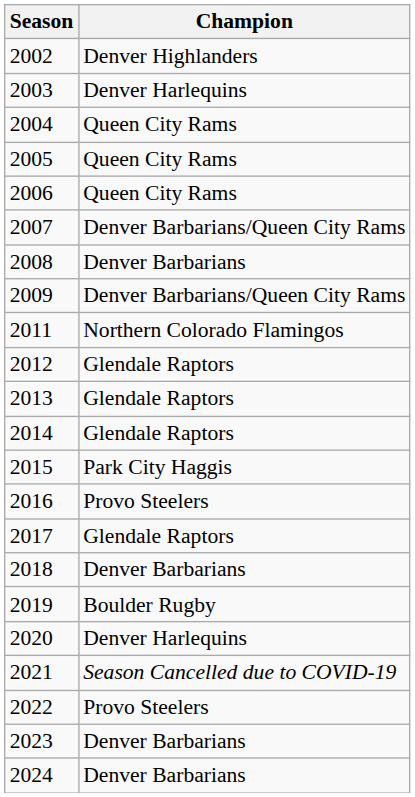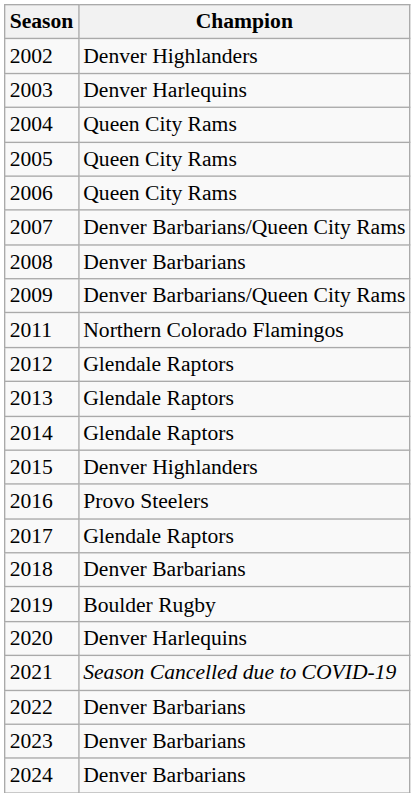(158, 466) Park City Haggis -> (171, 466) Denver Highlanders
(146, 706) Provo Steelers -> (164, 706) Denver Barbarians
